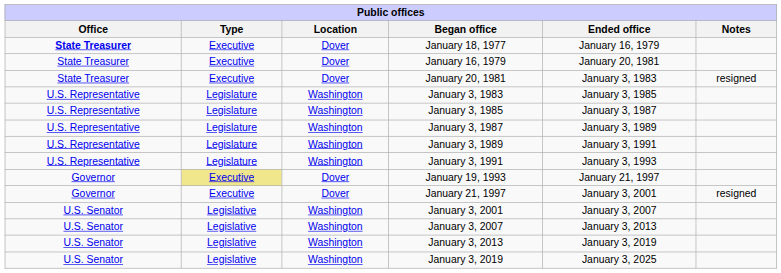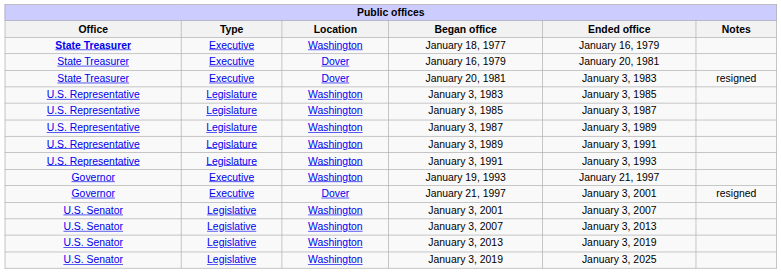(335, 45) Dover -> (335, 45) Washington
(232, 177) khaki background -> (232, 177) no background
(335, 177) Dover -> (335, 177) Washington
